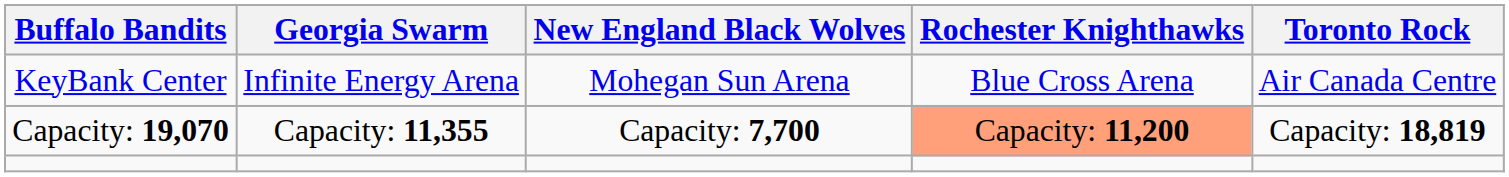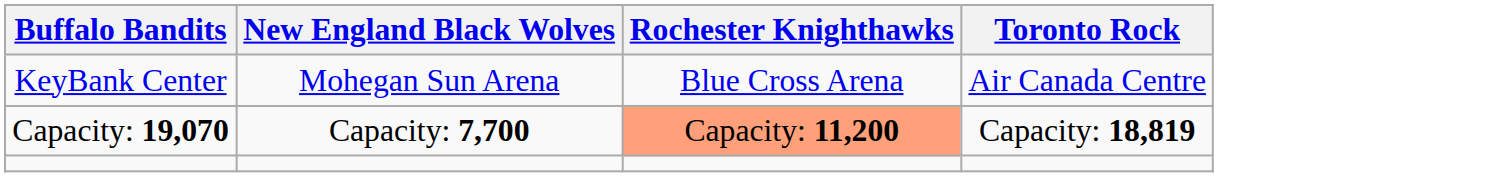- column: (381, 29)
